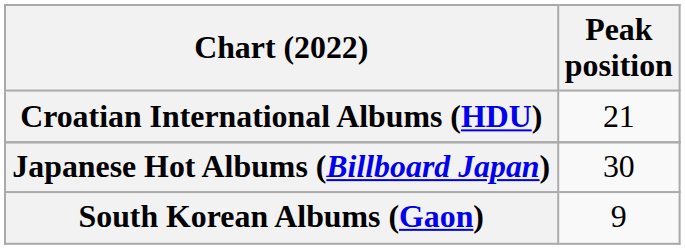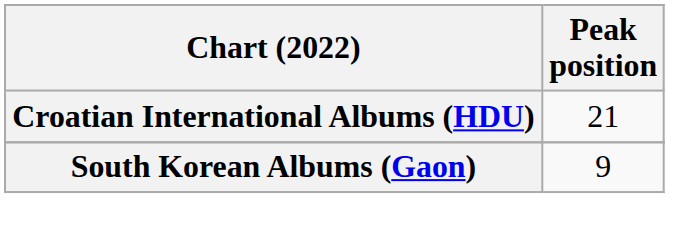- row: (281, 166)
